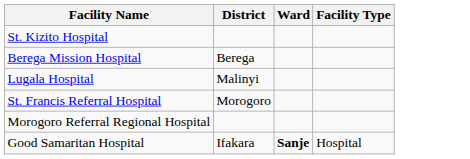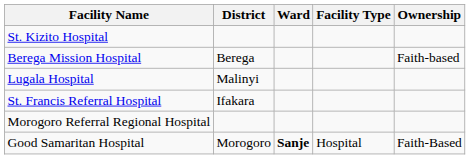+ column: (429, 15)
(244, 100) Morogoro -> (235, 100) Ifakara
(235, 143) Ifakara -> (244, 143) Morogoro
